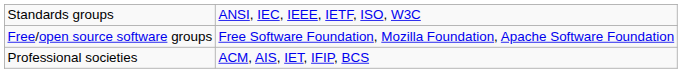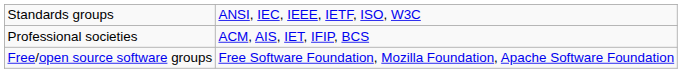rows swapped: (73, 57) <-> (110, 36)
